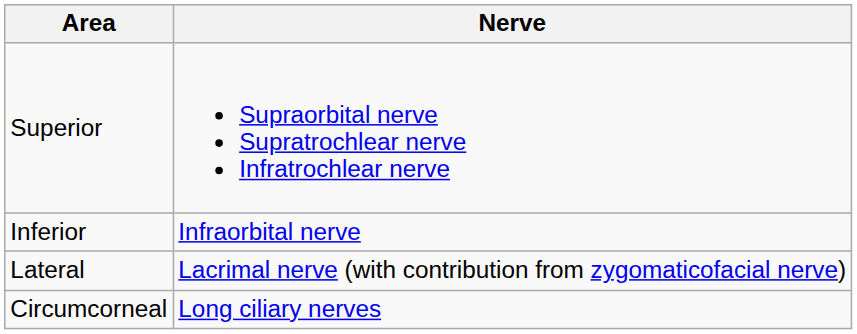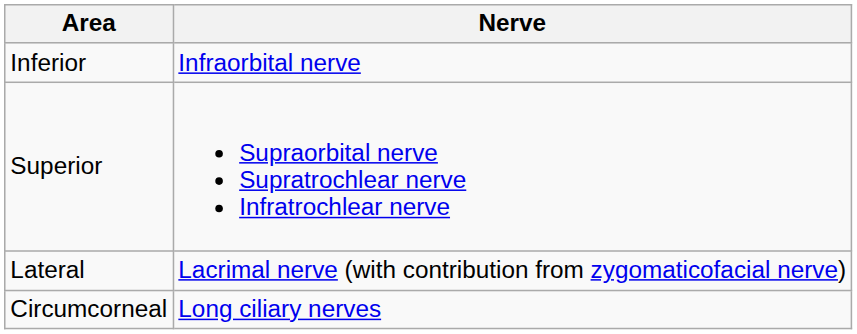rows swapped: (56, 127) <-> (48, 231)
